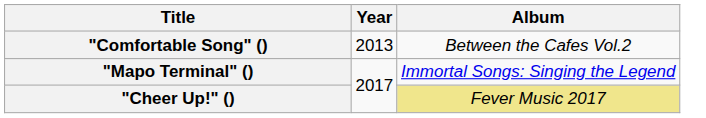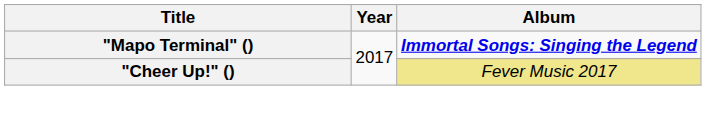- row: (178, 44)
(538, 71) normal -> (549, 44) bold
